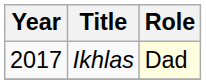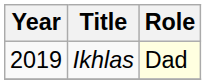(36, 60) 2017 -> (36, 60) 2019
